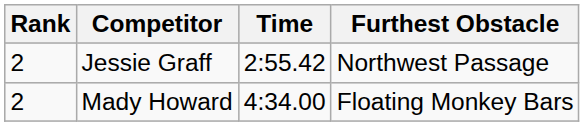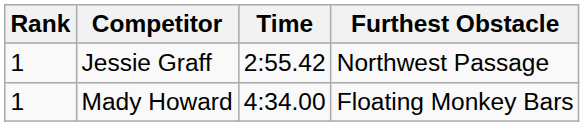(17, 62) 2 -> (17, 62) 1
(17, 101) 2 -> (17, 101) 1
